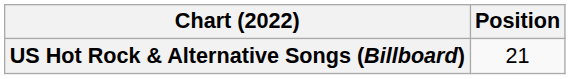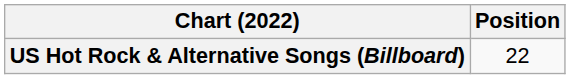(517, 55) 21 -> (517, 55) 22
